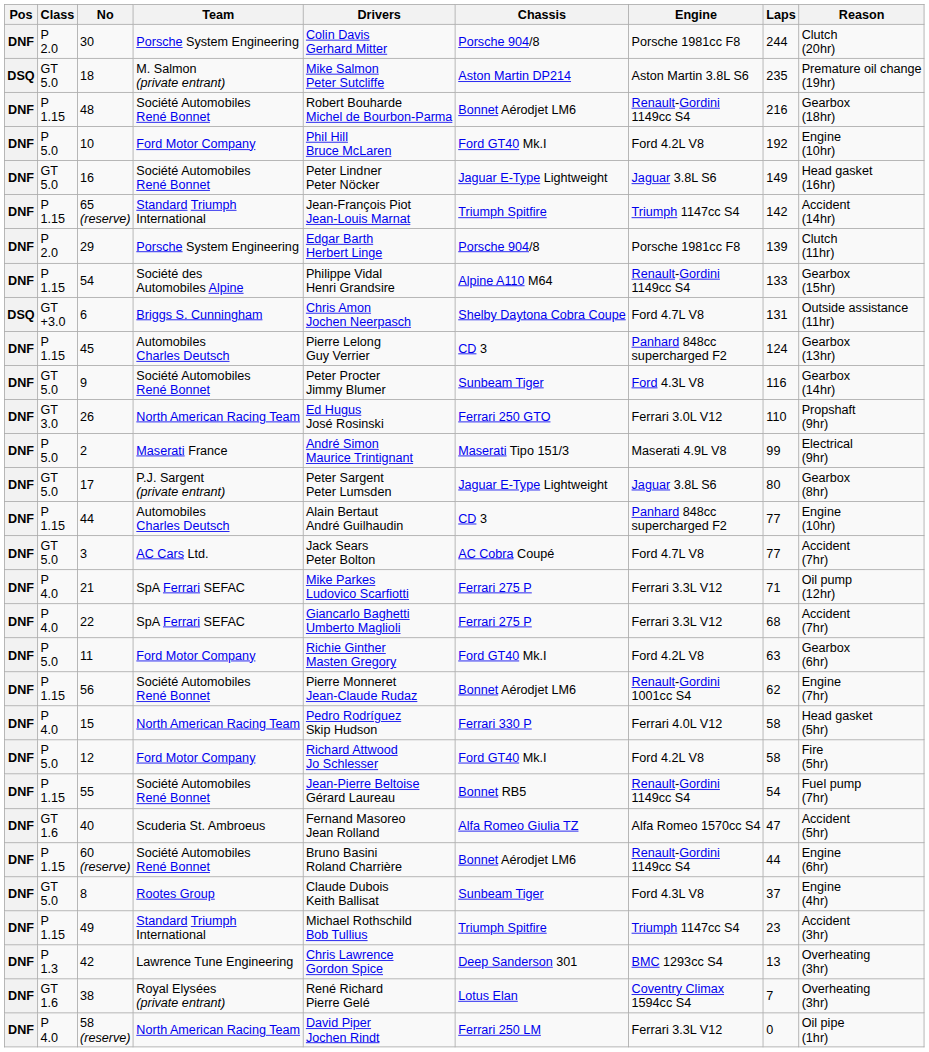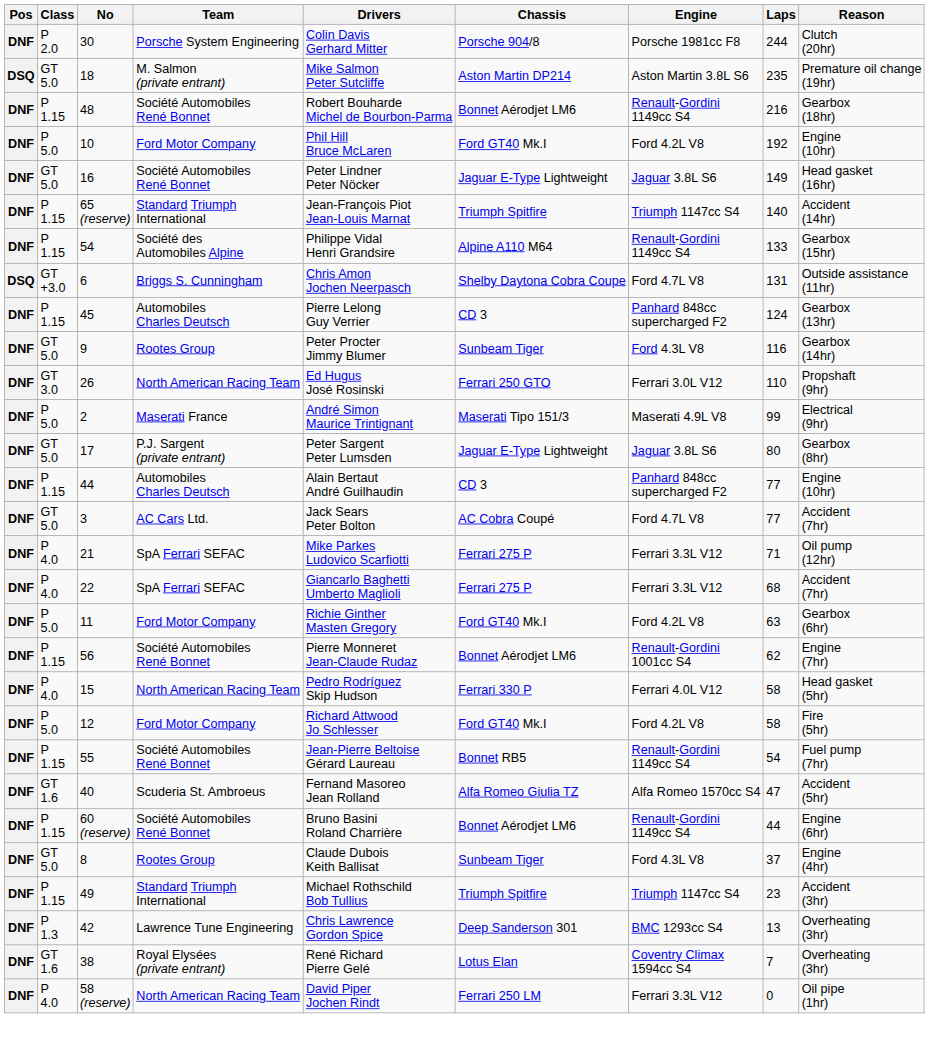(777, 212) 142 -> (777, 212) 140
- row: (87, 246)
(193, 382) Société Automobiles René Bonnet -> (176, 348) Rootes Group
